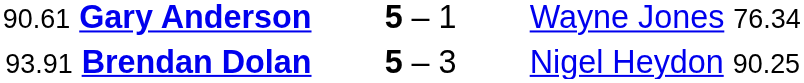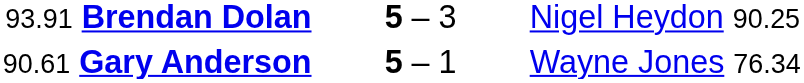rows swapped: (158, 62) <-> (157, 17)
